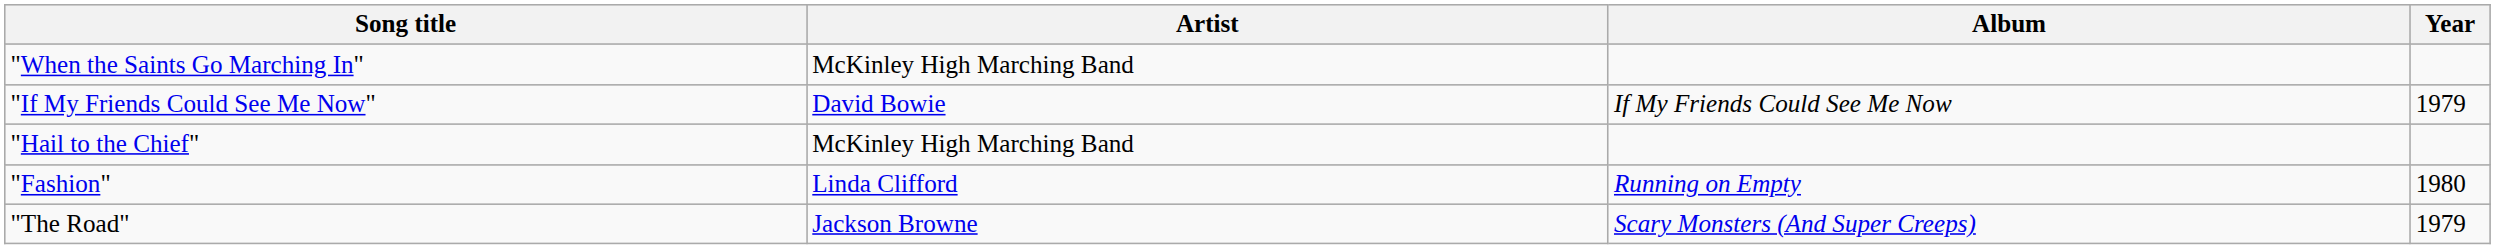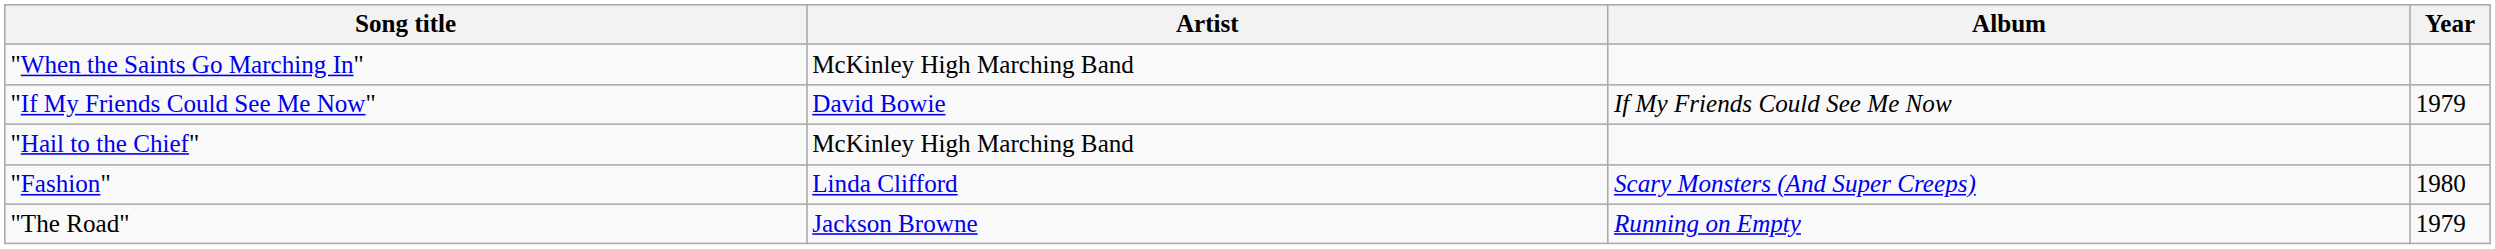(1707, 183) Running on Empty -> (1795, 183) Scary Monsters (And Super Creeps)
(1795, 223) Scary Monsters (And Super Creeps) -> (1707, 223) Running on Empty
